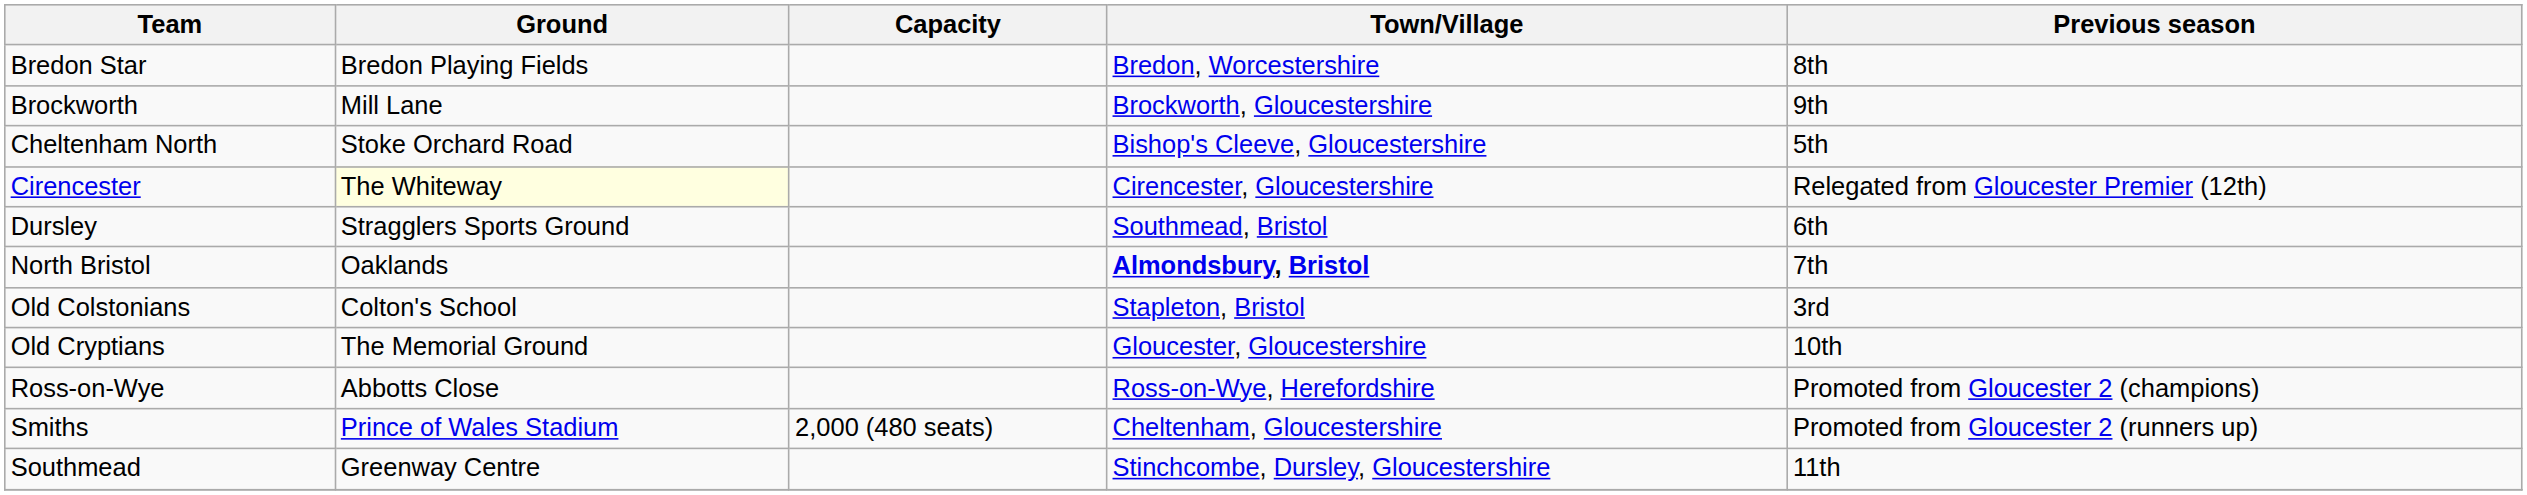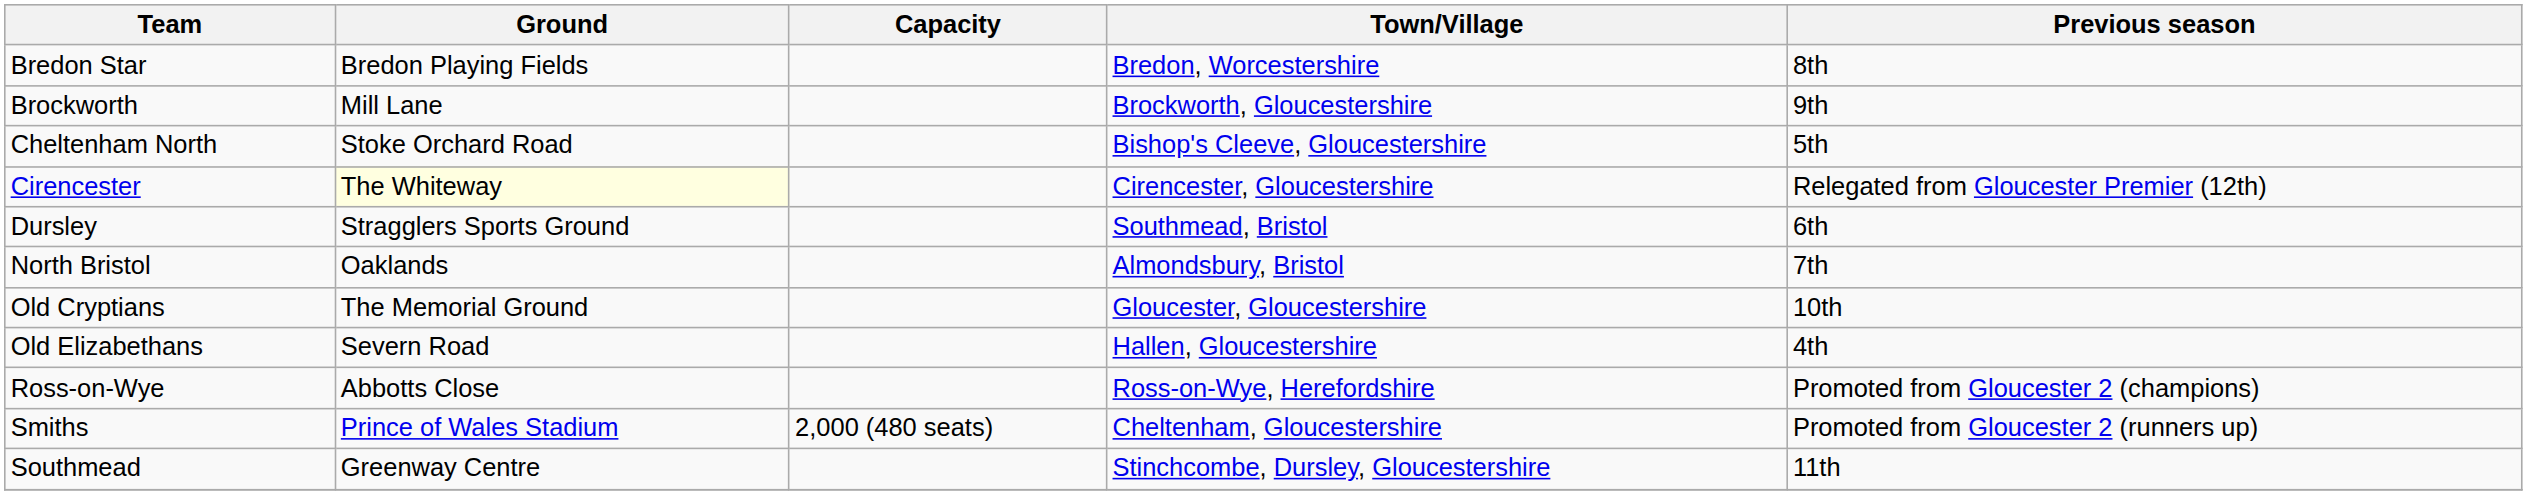(1241, 266) bold -> (1228, 266) normal
- row: (100, 307)
+ row: (107, 347)
